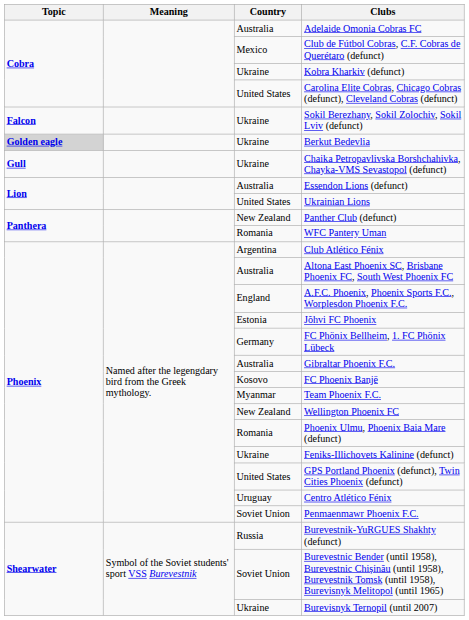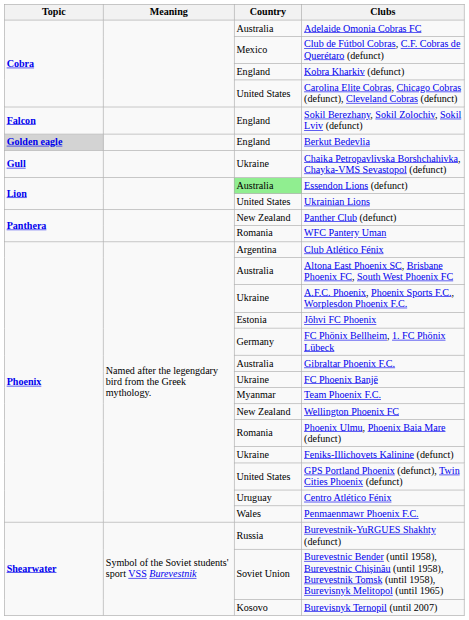(253, 71) Ukraine -> (253, 71) England
(253, 120) Ukraine -> (253, 120) England
(253, 142) Ukraine -> (253, 142) England
(255, 185) no background -> (255, 185) lightgreen background
(253, 298) England -> (253, 298) Ukraine
(252, 379) Kosovo -> (253, 379) Ukraine
(263, 514) Soviet Union -> (249, 514) Wales
(253, 607) Ukraine -> (252, 607) Kosovo
